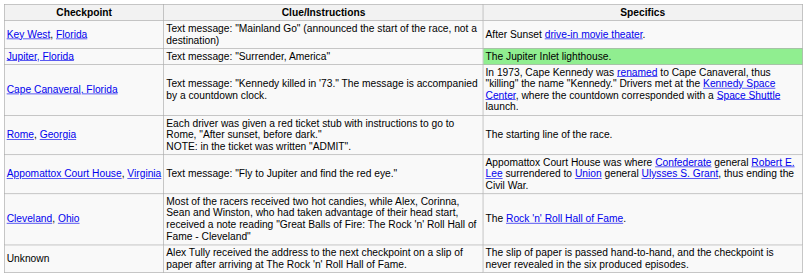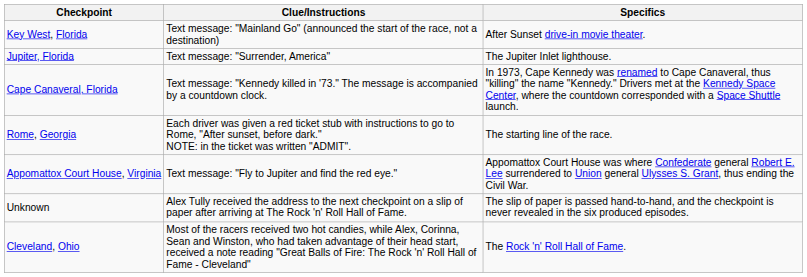(548, 56) lightgreen background -> (548, 56) no background
rows swapped: (43, 219) <-> (28, 258)
